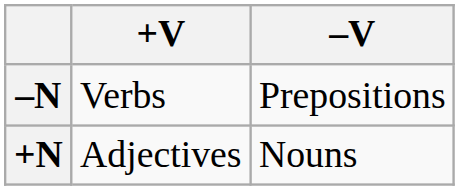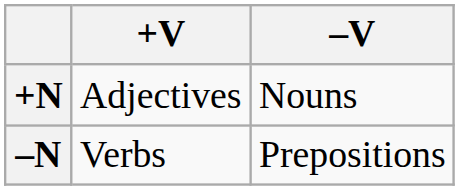rows swapped: (38, 154) <-> (38, 94)
